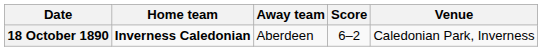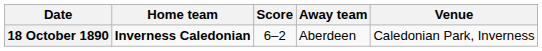columns swapped: (349, 14) <-> (291, 14)
